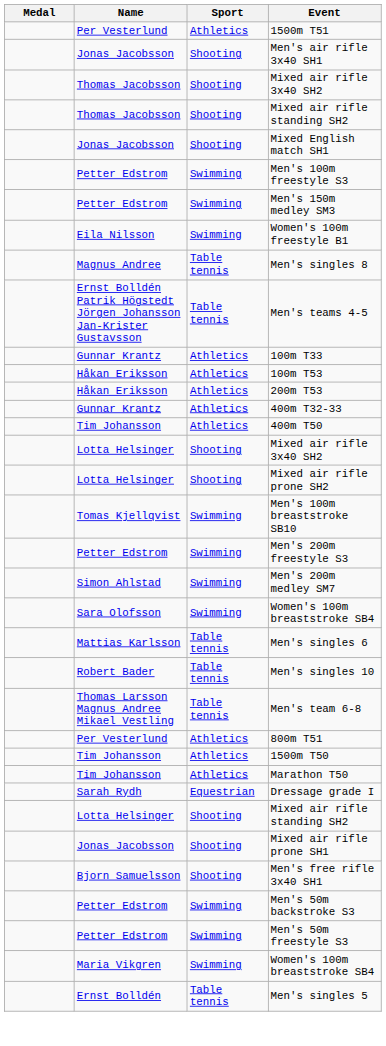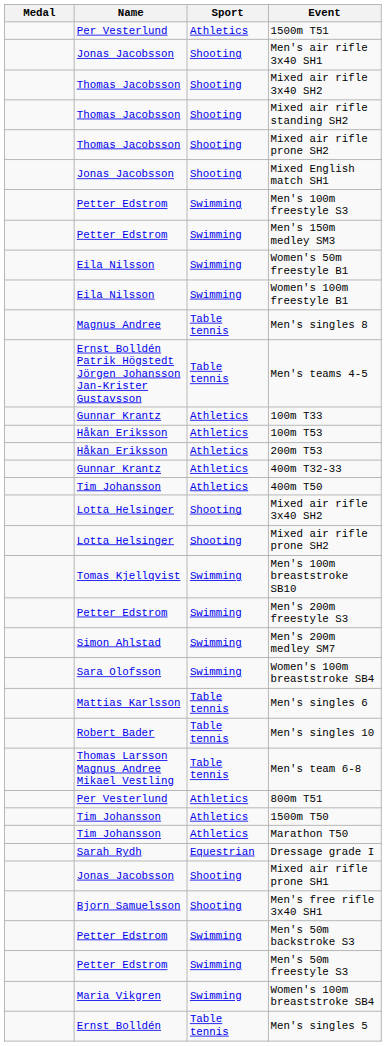+ row: (129, 145)
+ row: (116, 265)
- row: (125, 816)
